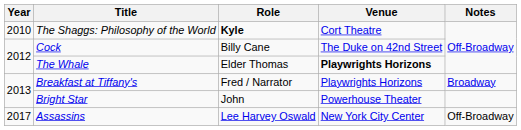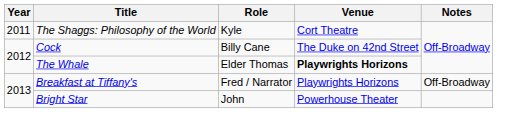(19, 30) 2010 -> (19, 30) 2011
(232, 30) bold -> (231, 30) normal
(471, 82) Broadway -> (457, 82) Off-Broadway
- row: (61, 116)
